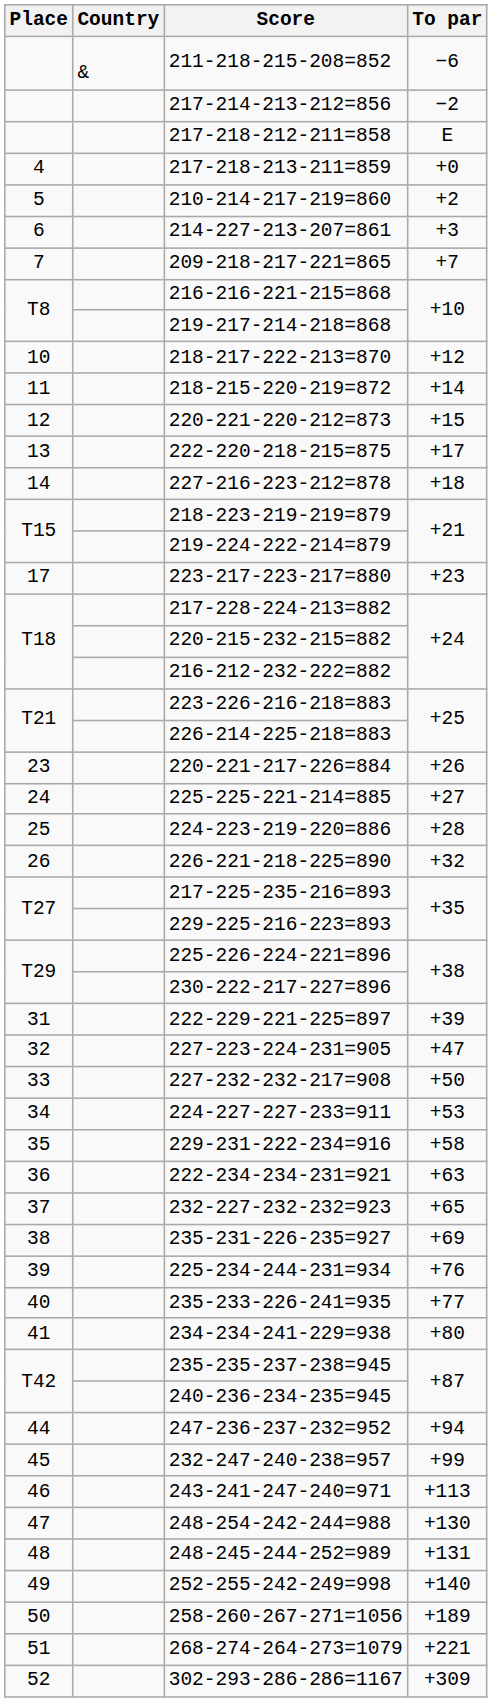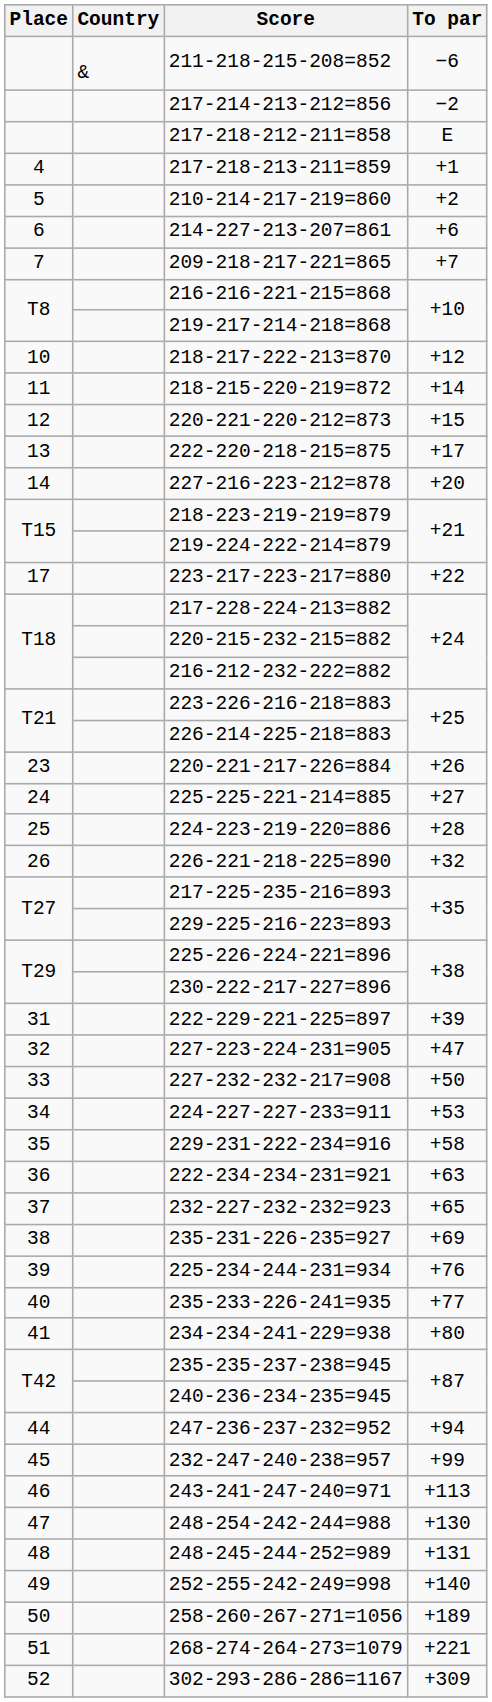(447, 169) +0 -> (447, 169) +1
(447, 232) +3 -> (447, 232) +6
(447, 484) +18 -> (447, 484) +20
(447, 579) +23 -> (447, 579) +22
